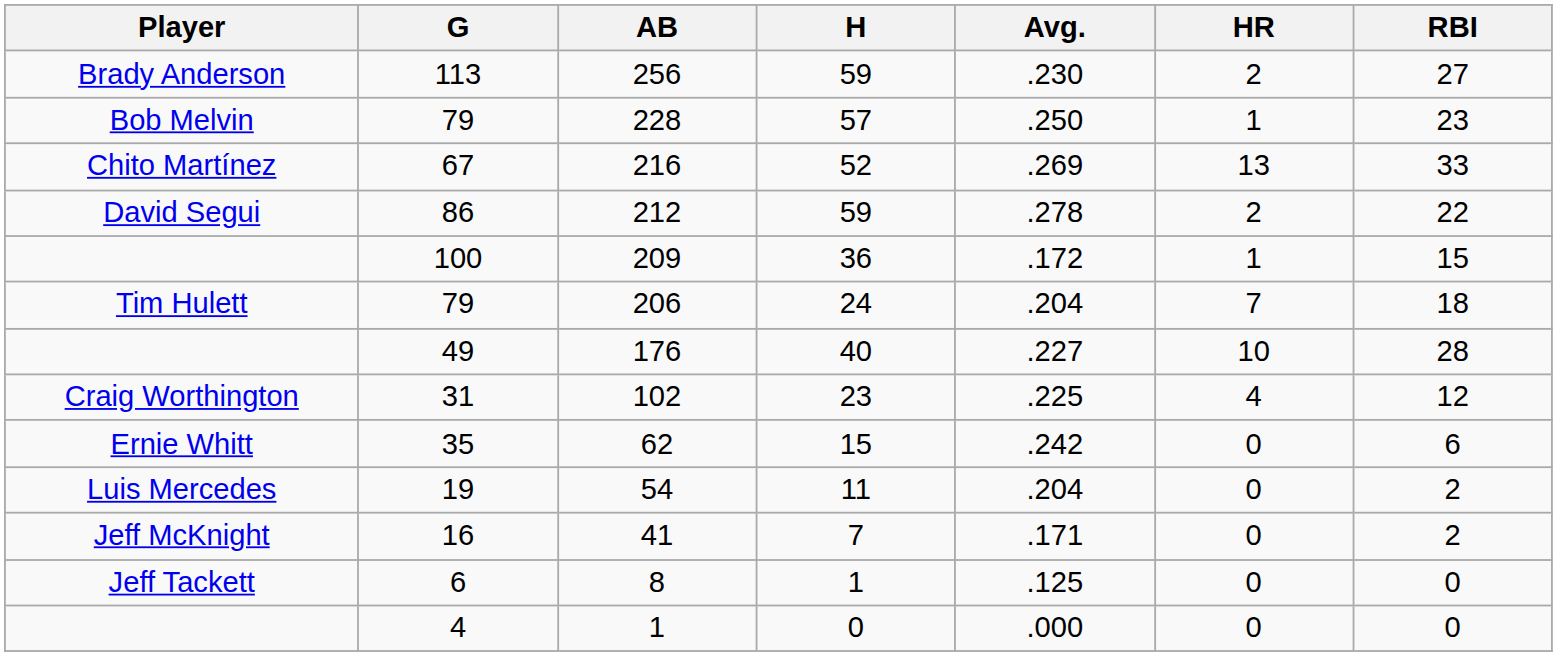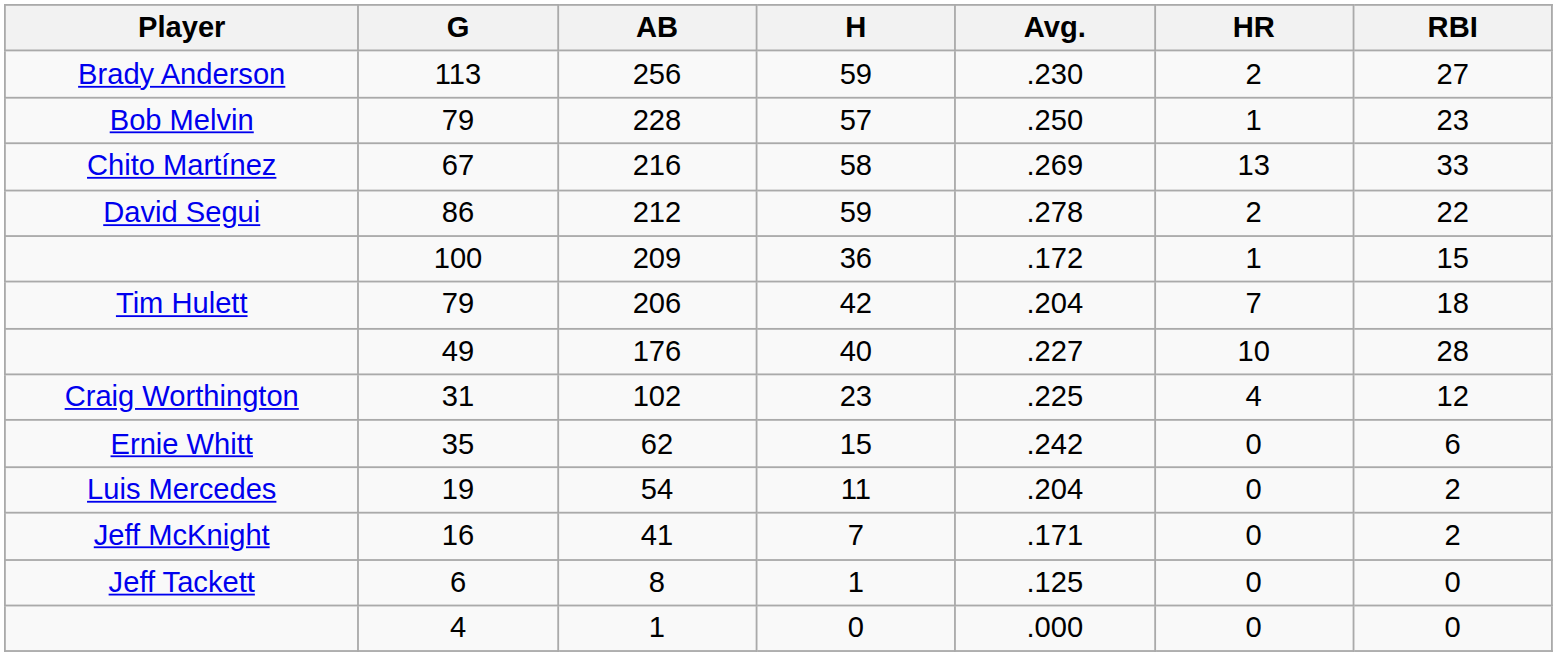(856, 166) 52 -> (856, 166) 58
(856, 304) 24 -> (856, 304) 42
